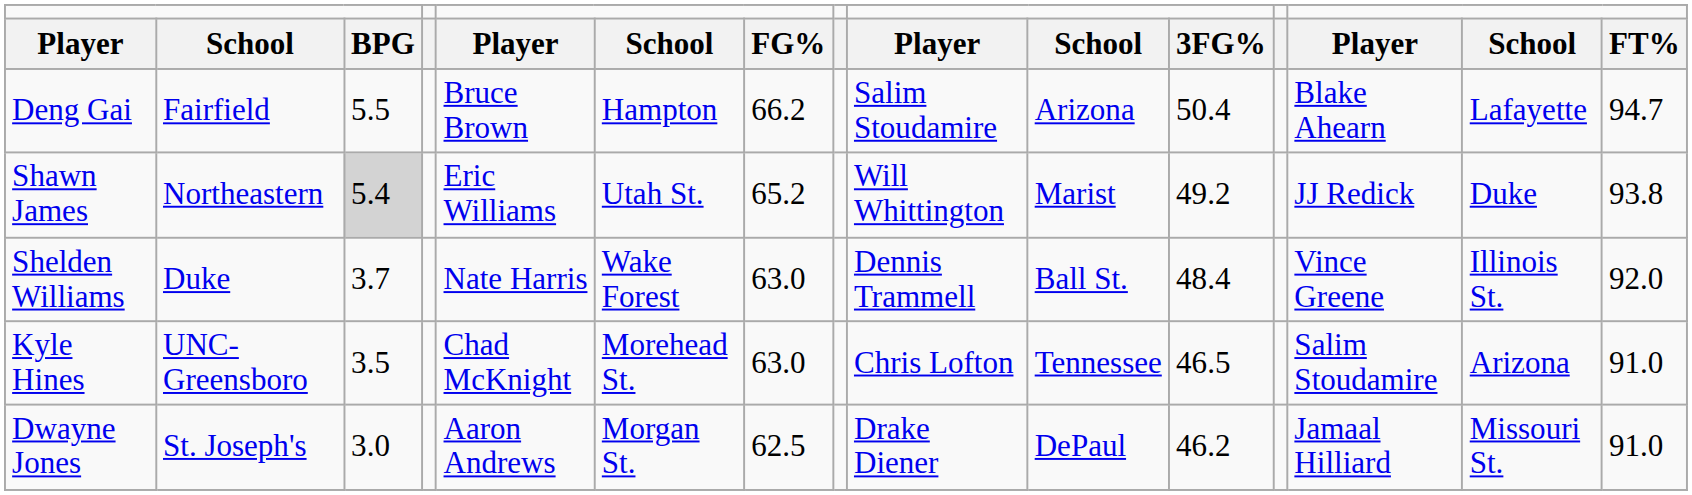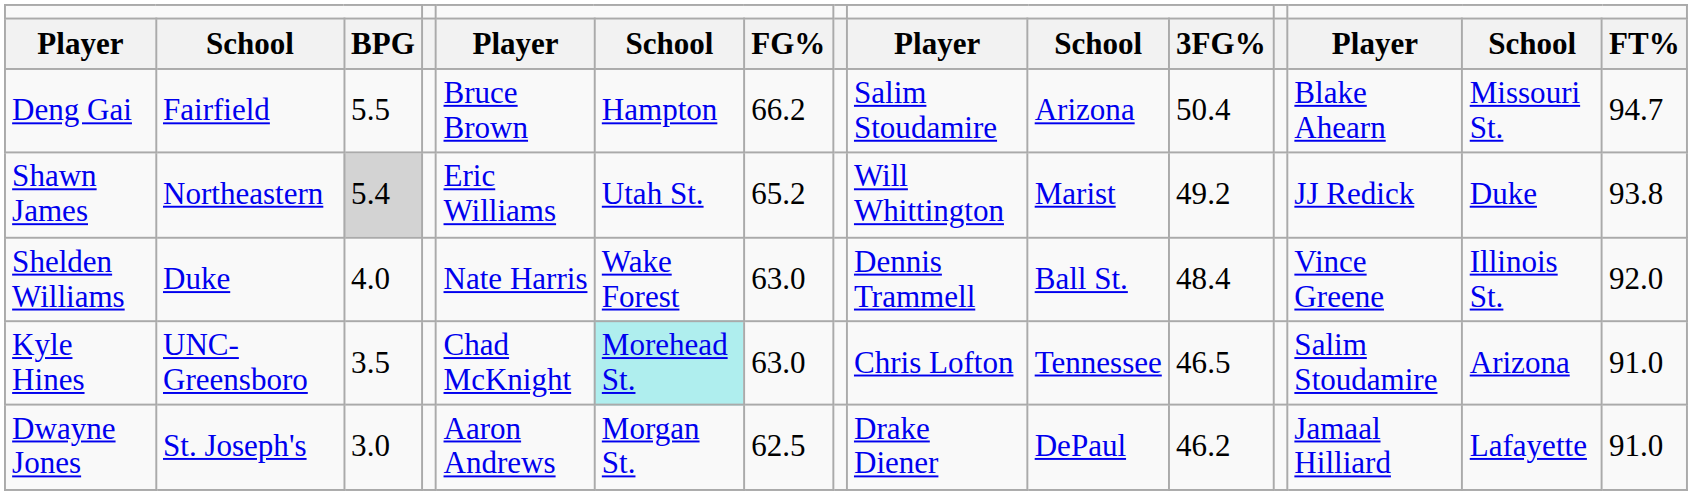(1528, 110) Lafayette -> (1525, 110) Missouri St.
(371, 278) 3.7 -> (371, 278) 4.0
(665, 362) no background -> (665, 362) paleturquoise background
(1525, 446) Missouri St. -> (1528, 446) Lafayette
